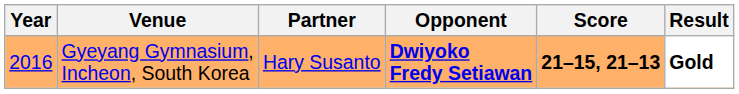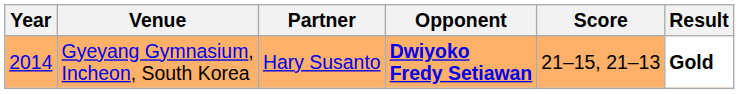(31, 62) 2016 -> (31, 62) 2014
(601, 62) bold -> (601, 62) normal
